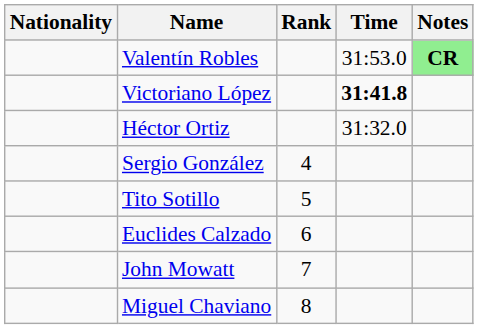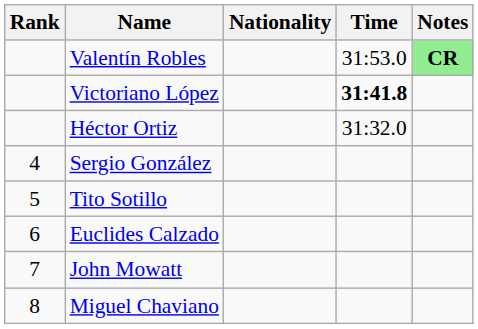columns swapped: (306, 22) <-> (61, 22)
